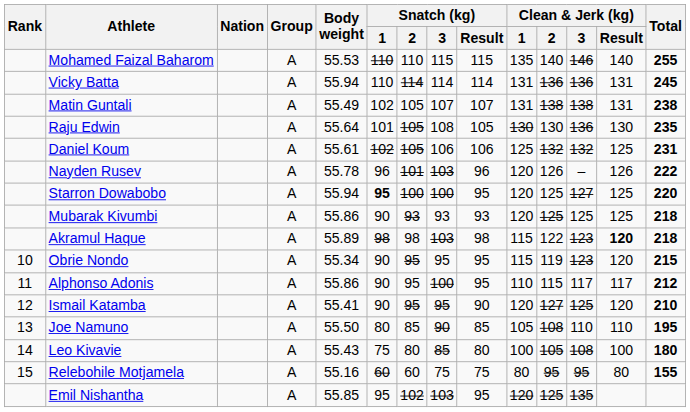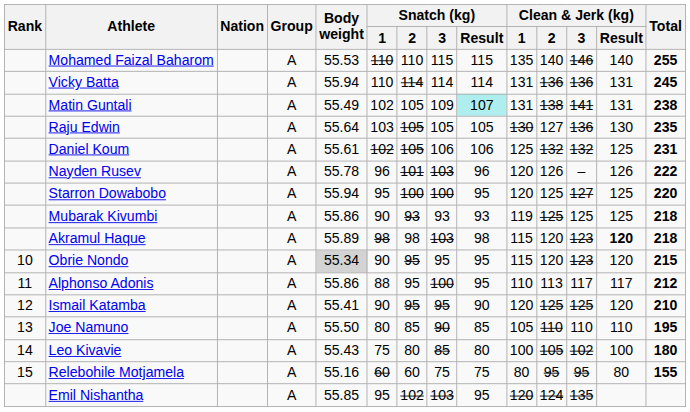(442, 104) 107 -> (442, 104) 109
(482, 104) no background -> (482, 104) paleturquoise background
(582, 104) 138 -> (582, 104) 141
(382, 127) 101 -> (382, 127) 103
(442, 127) 108 -> (442, 127) 105
(552, 127) 130 -> (552, 127) 127
(382, 194) bold -> (382, 194) normal
(522, 216) 120 -> (522, 216) 119
(552, 238) 122 -> (552, 238) 120
(342, 261) no background -> (342, 261) lightgrey background
(552, 261) 119 -> (552, 261) 120
(382, 283) 90 -> (382, 283) 88
(552, 283) 115 -> (552, 283) 113
(552, 305) 127 -> (552, 305) 125
(552, 328) 108 -> (552, 328) 110
(582, 350) 108 -> (582, 350) 102
(552, 395) 125 -> (552, 395) 124
